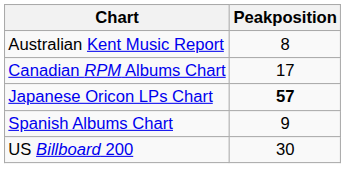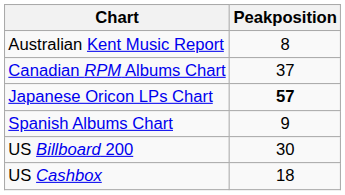(285, 70) 17 -> (285, 70) 37
+ row: (55, 176)
